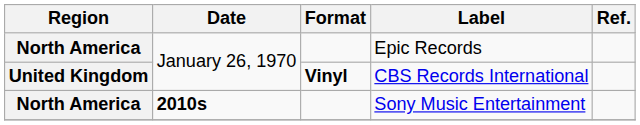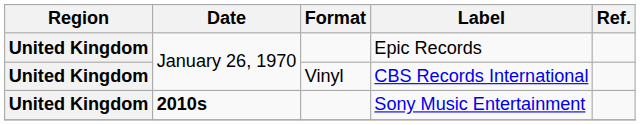(79, 47) North America -> (79, 47) United Kingdom
(326, 76) bold -> (324, 76) normal
(79, 104) North America -> (79, 104) United Kingdom
